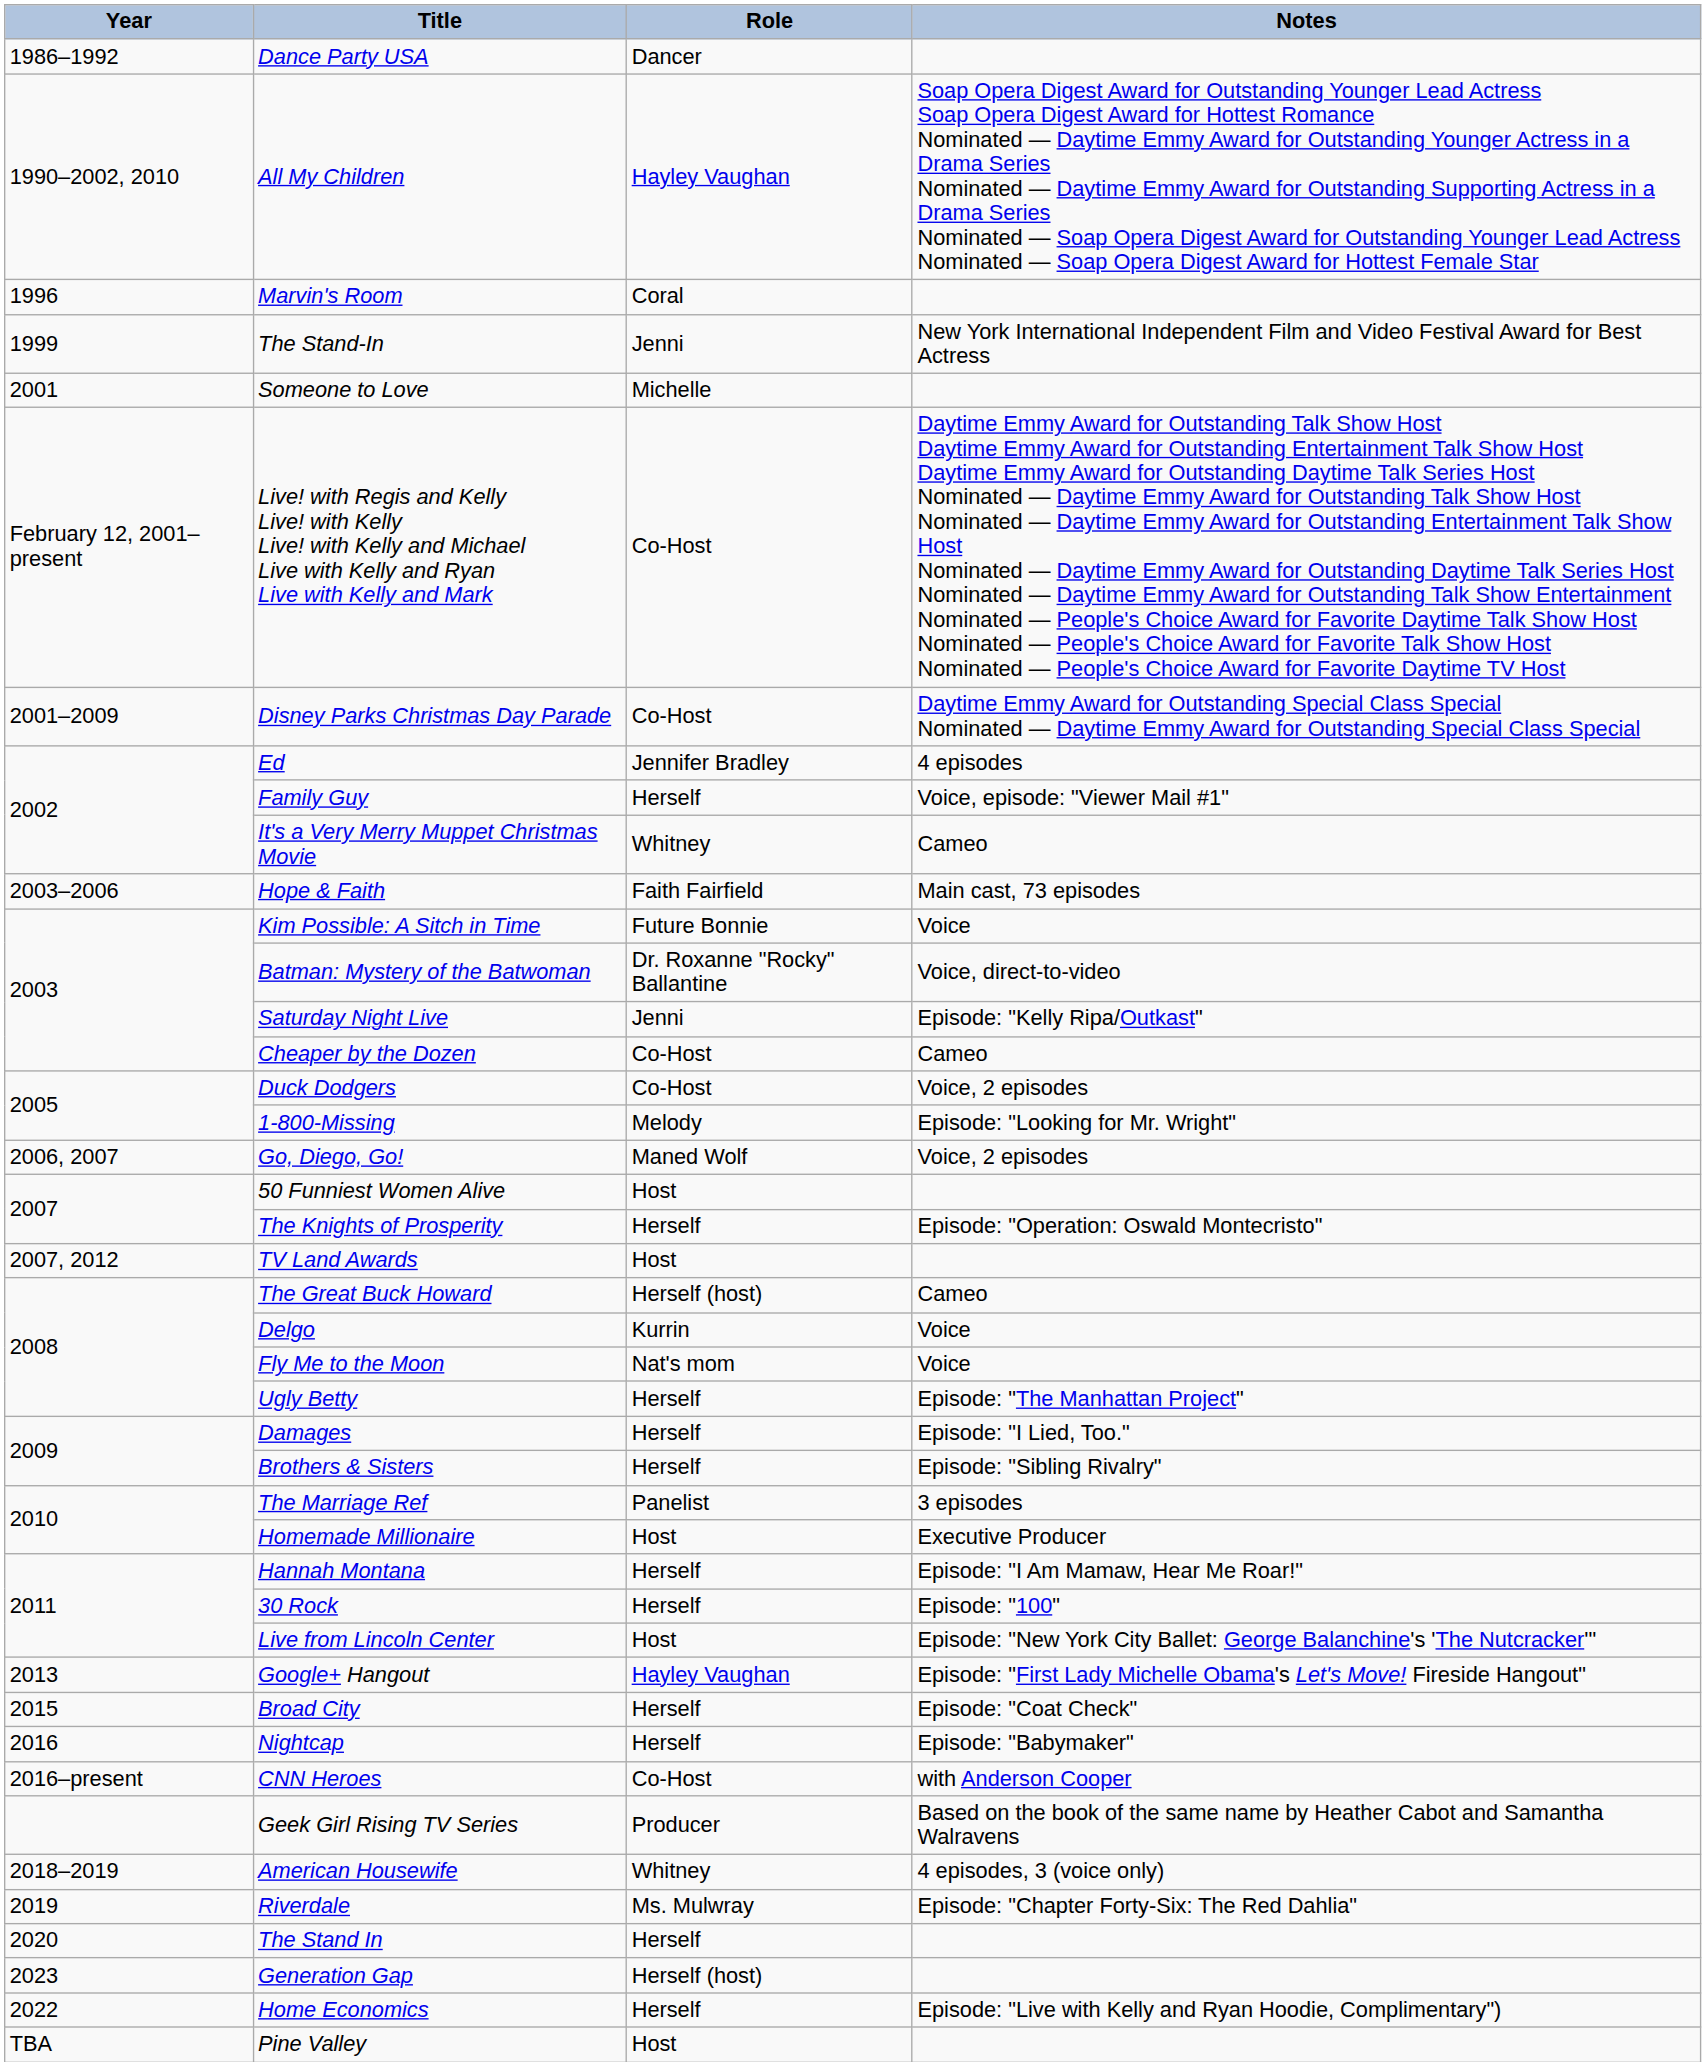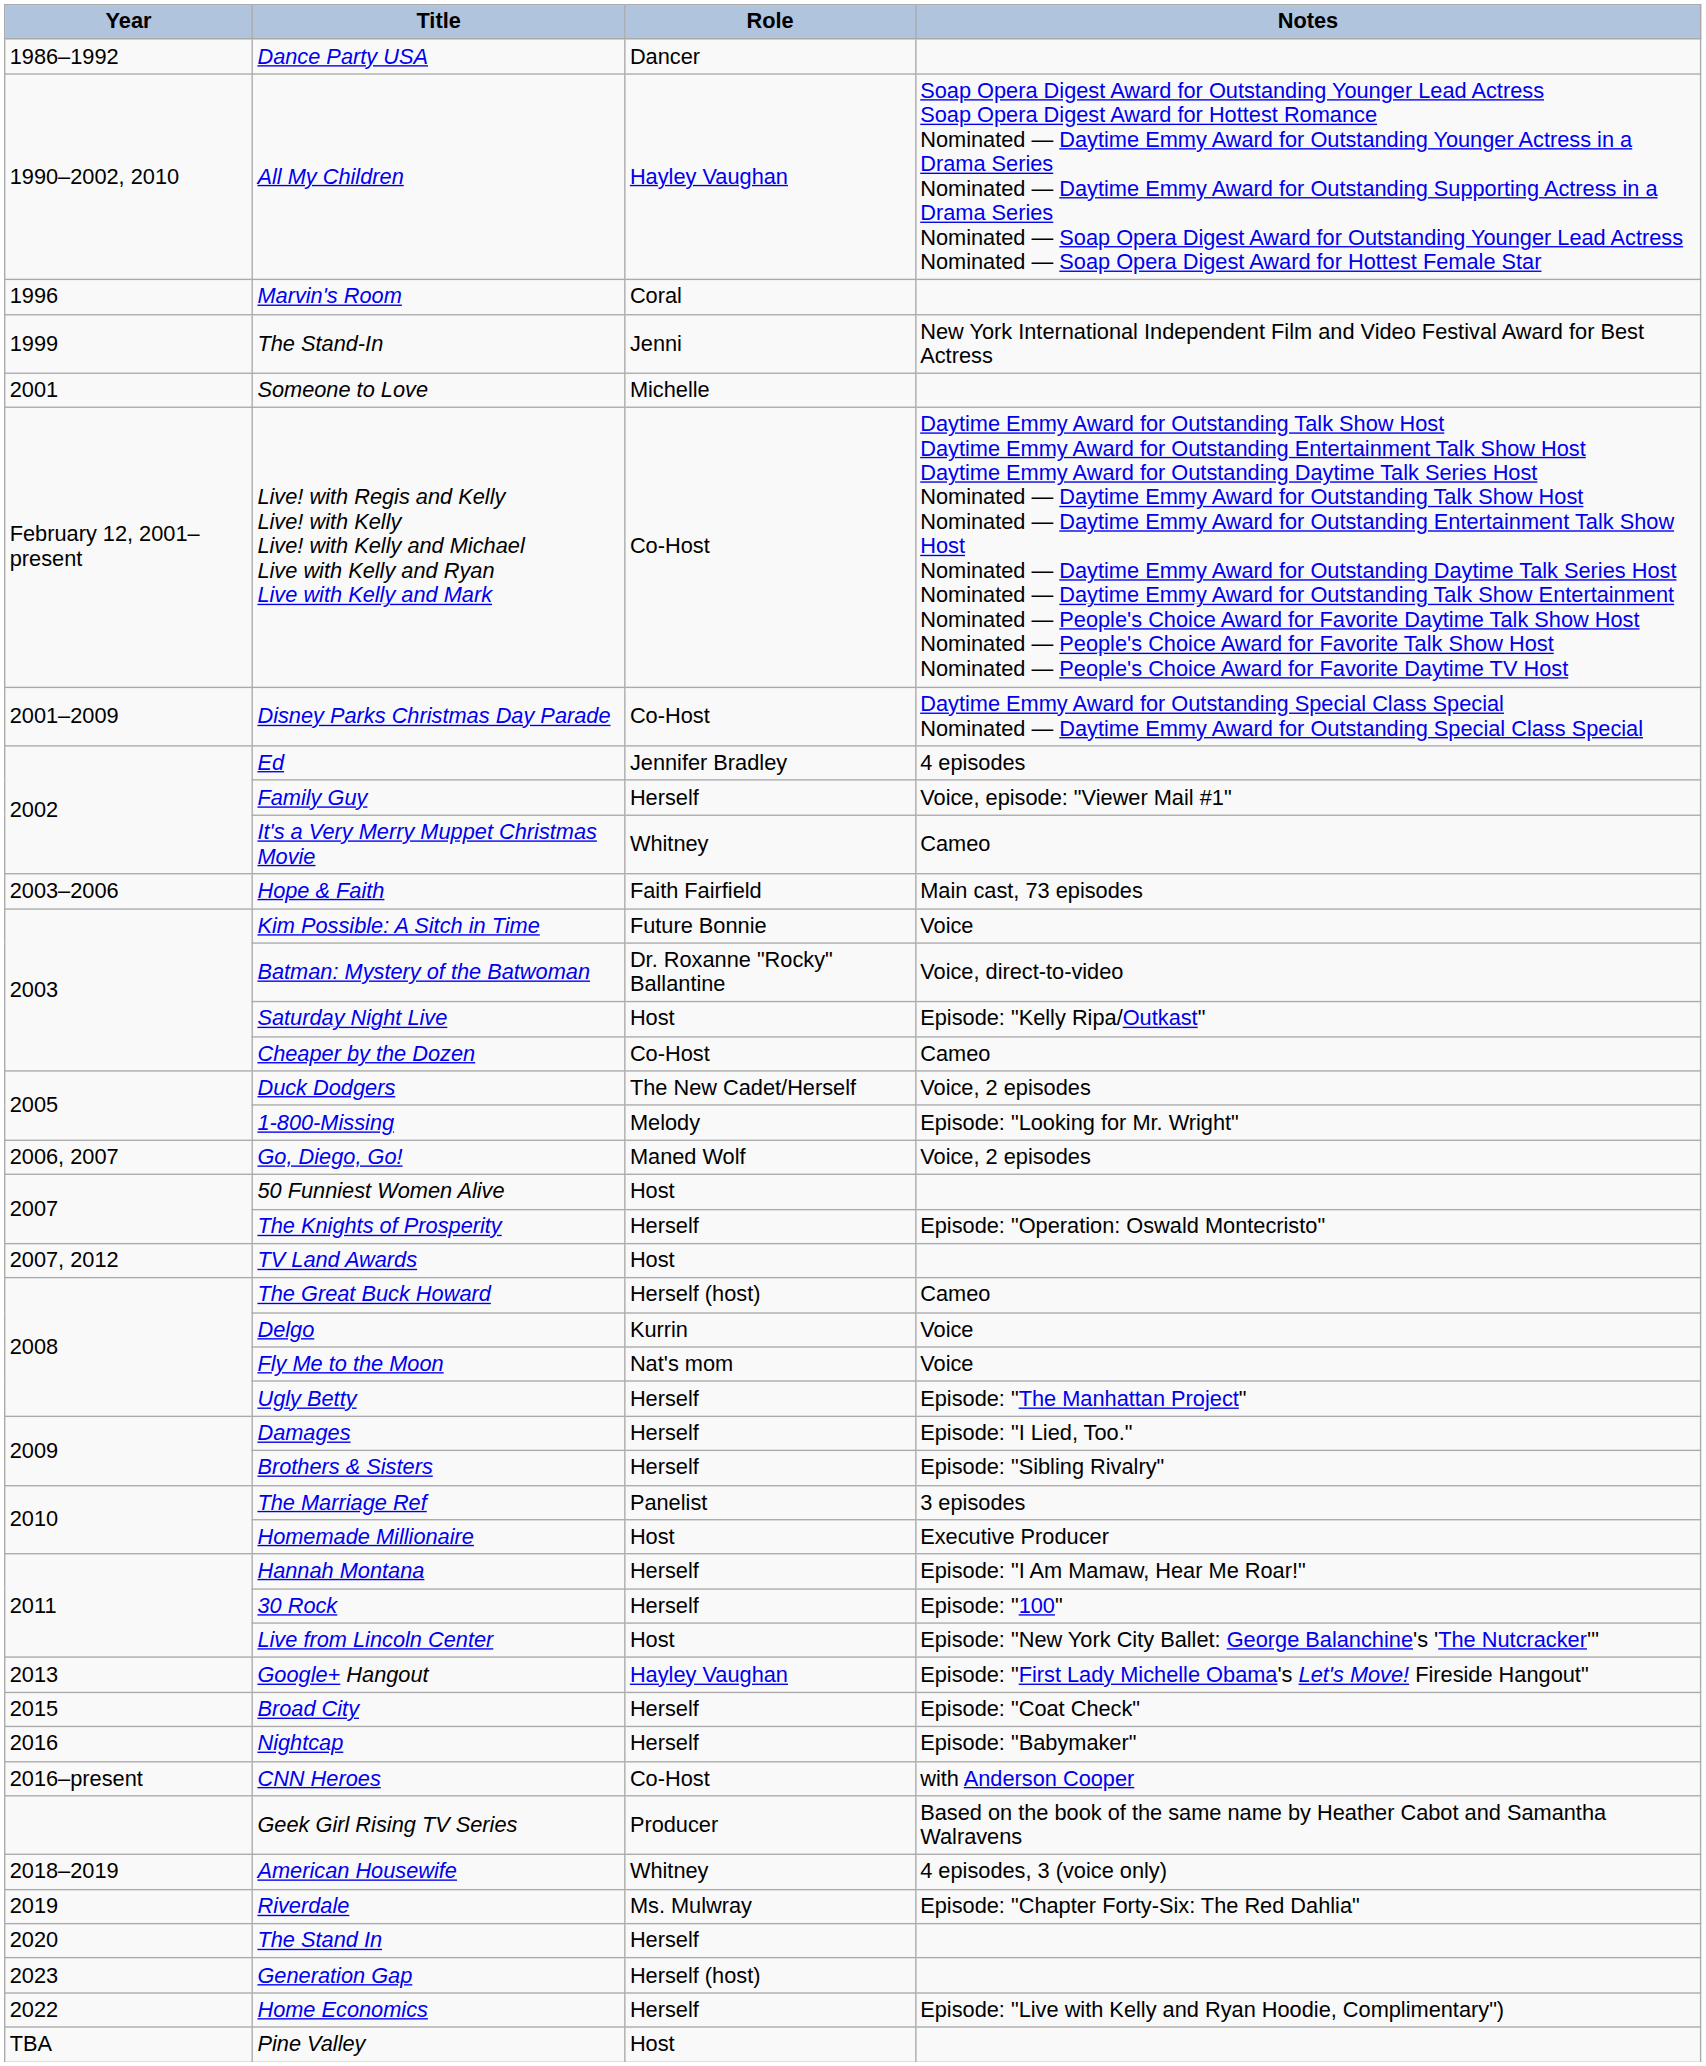(658, 1018) Jenni -> (652, 1018) Host
(672, 1087) Co-Host -> (743, 1087) The New Cadet/Herself
